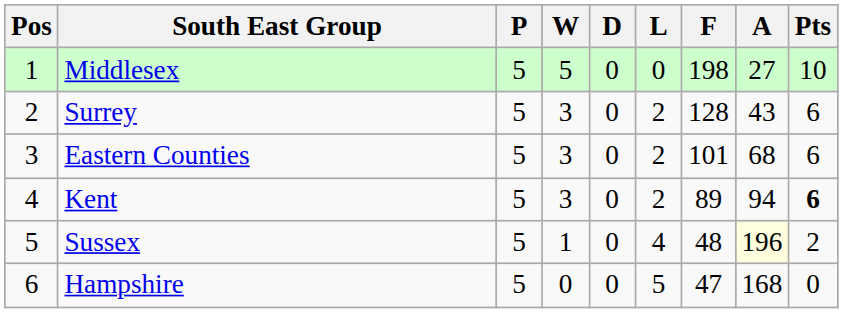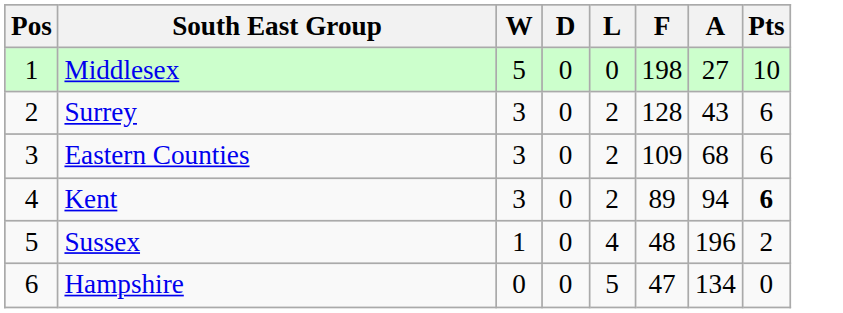- column: (519, 26)
(709, 155) 101 -> (662, 155) 109
(762, 241) lightyellow background -> (715, 241) no background
(762, 284) 168 -> (715, 284) 134
